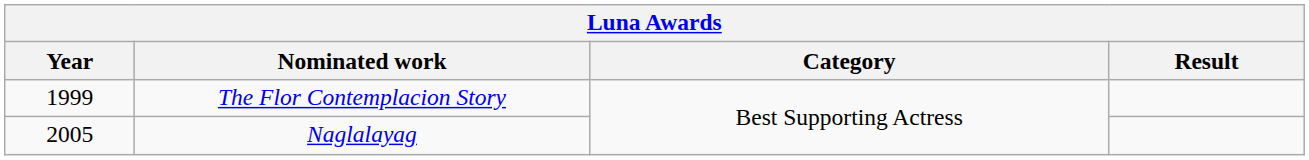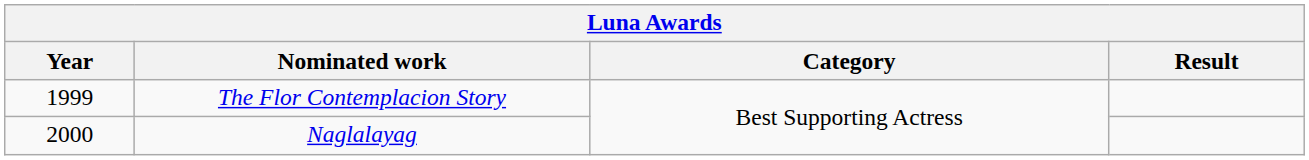(70, 135) 2005 -> (70, 135) 2000
